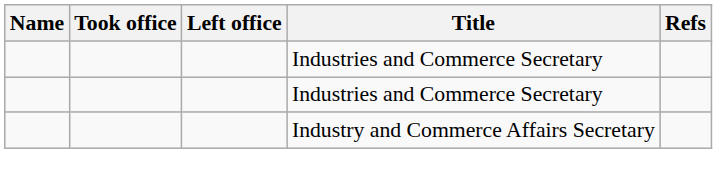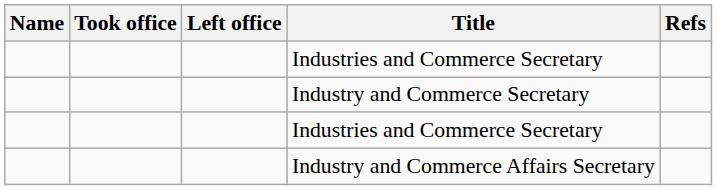+ row: (37, 95)
